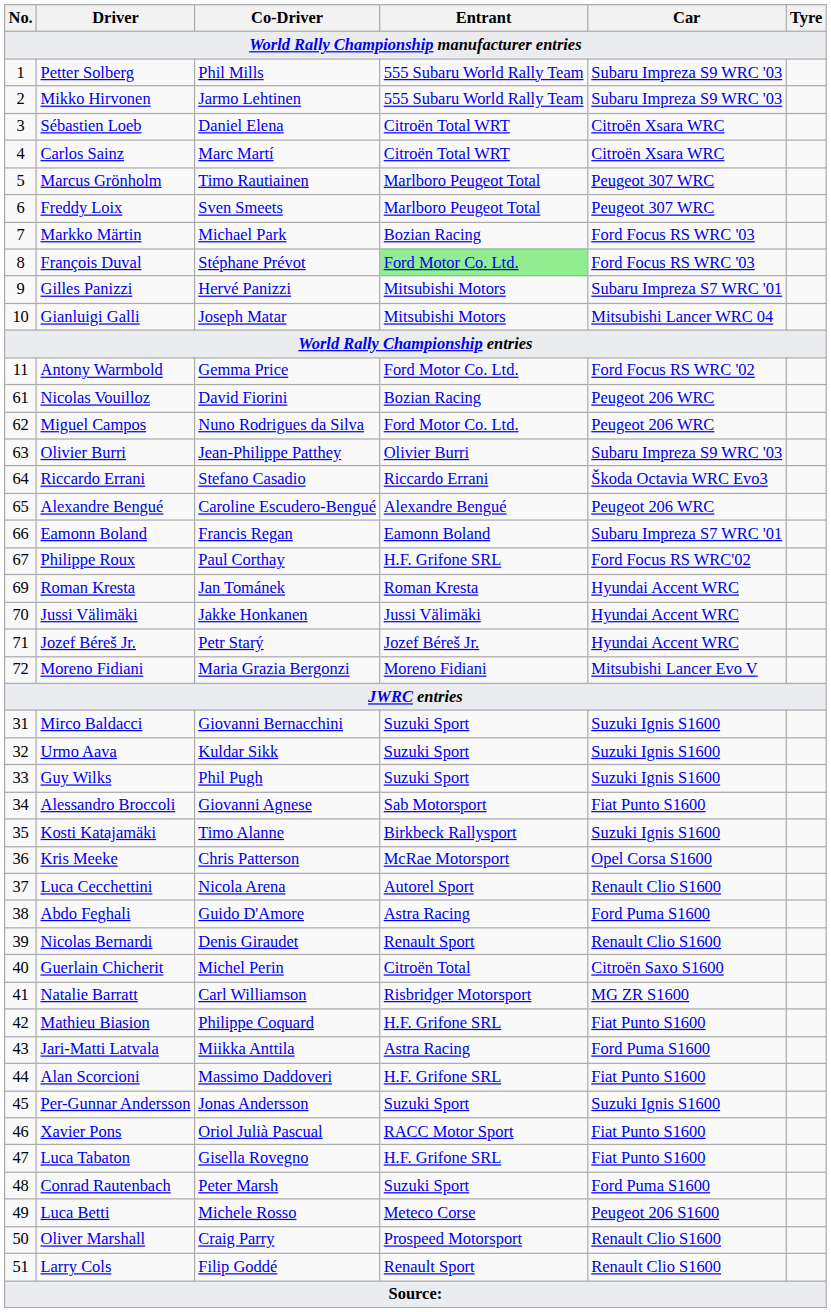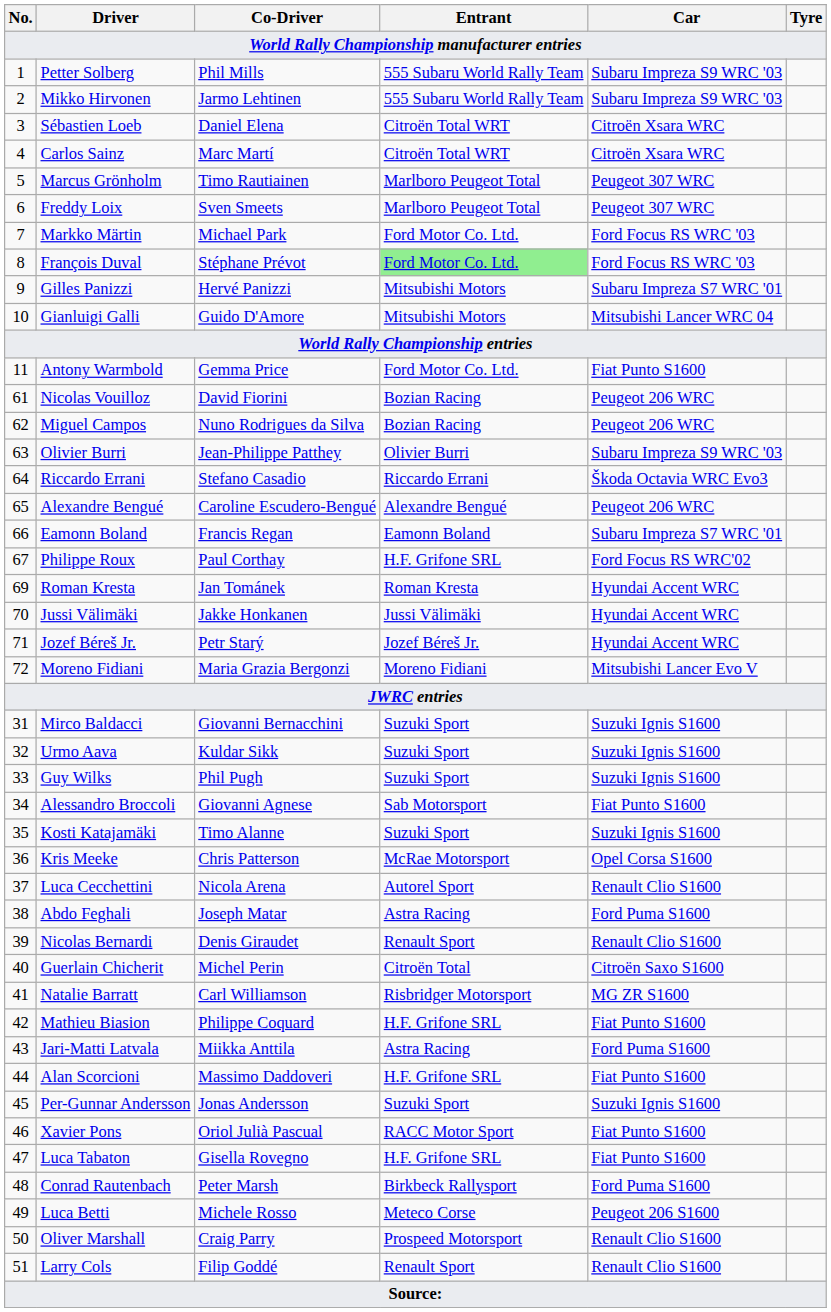(432, 234) Bozian Racing -> (451, 234) Ford Motor Co. Ltd.
(242, 316) Joseph Matar -> (251, 316) Guido D'Amore
(673, 370) Ford Focus RS WRC '02 -> (648, 370) Fiat Punto S1600
(451, 424) Ford Motor Co. Ltd. -> (432, 424) Bozian Racing
(450, 832) Birkbeck Rallysport -> (426, 832) Suzuki Sport
(251, 913) Guido D'Amore -> (242, 913) Joseph Matar
(426, 1185) Suzuki Sport -> (450, 1185) Birkbeck Rallysport
